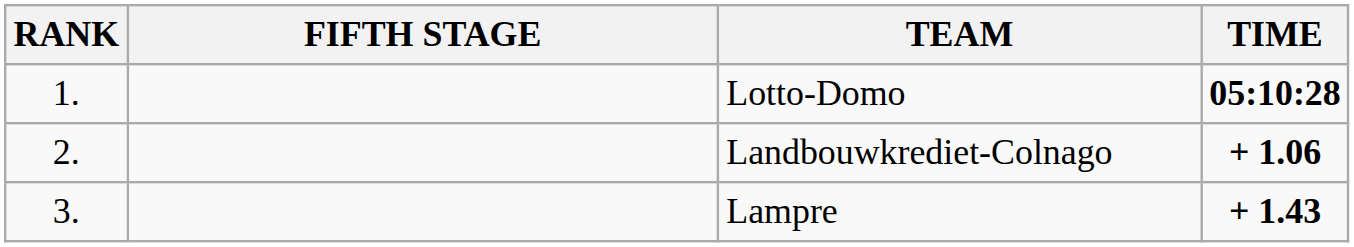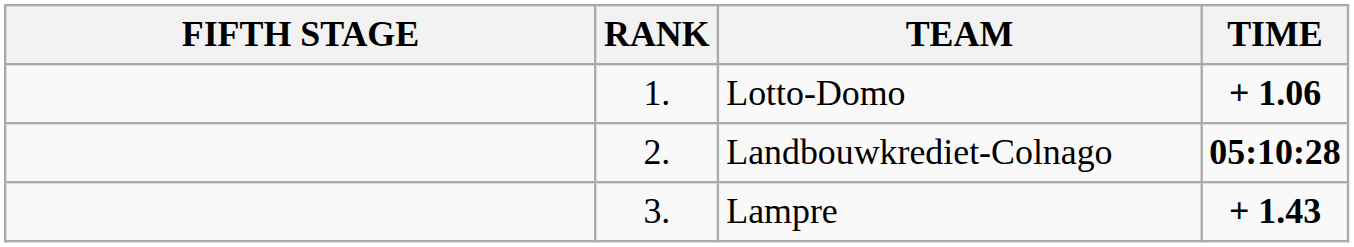columns swapped: (66, 34) <-> (423, 34)
(1275, 93) 05:10:28 -> (1275, 93) + 1.06
(1275, 152) + 1.06 -> (1275, 152) 05:10:28
